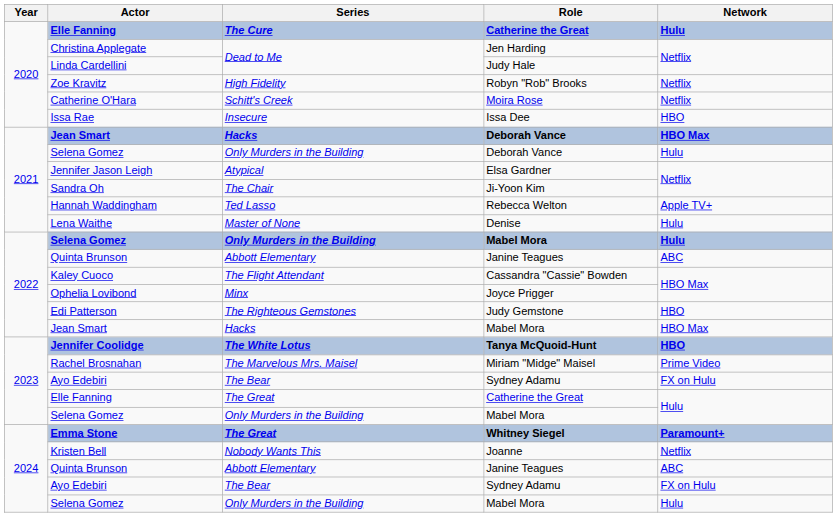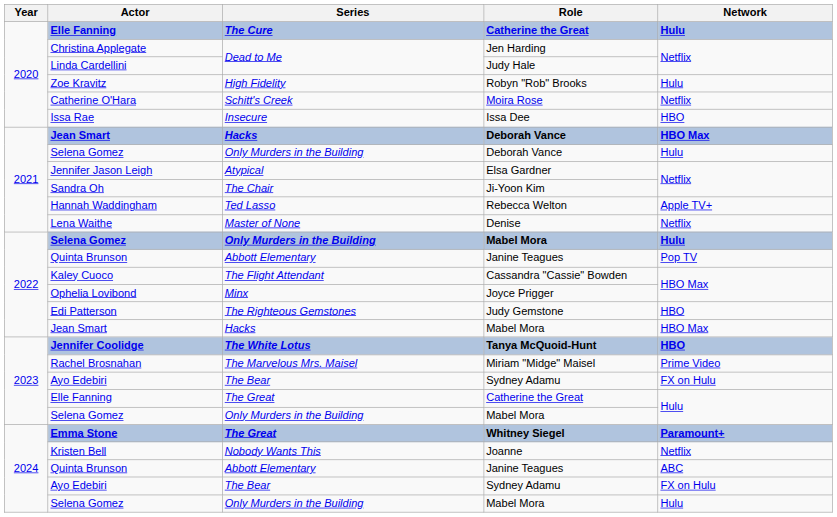(676, 83) Netflix -> (672, 83) Hulu
(672, 223) Hulu -> (676, 223) Netflix
(672, 258) ABC -> (679, 258) Pop TV
